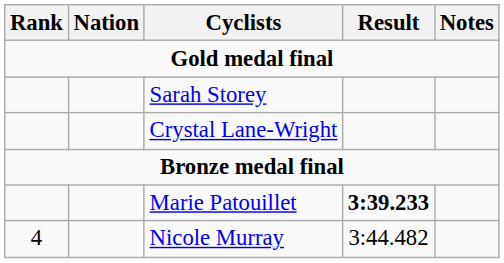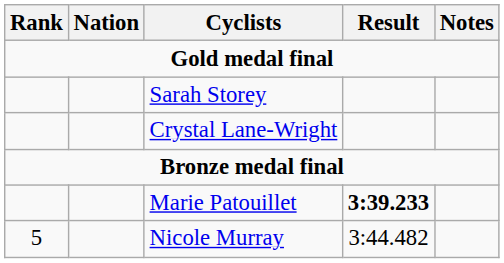(36, 238) 4 -> (36, 238) 5
